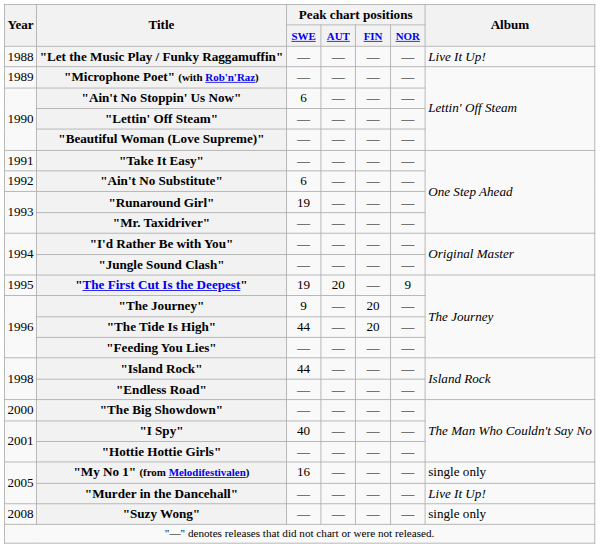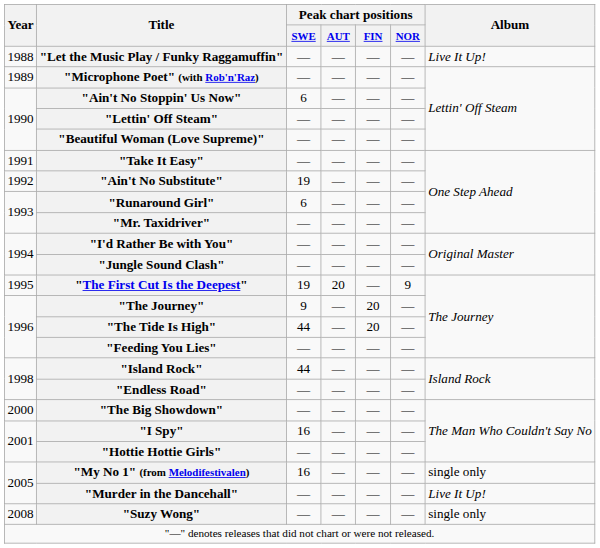(304, 181) 6 -> (304, 181) 19
(304, 202) 19 -> (304, 202) 6
(304, 431) 40 -> (304, 431) 16
